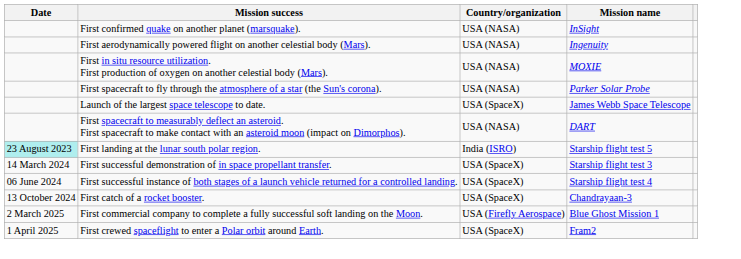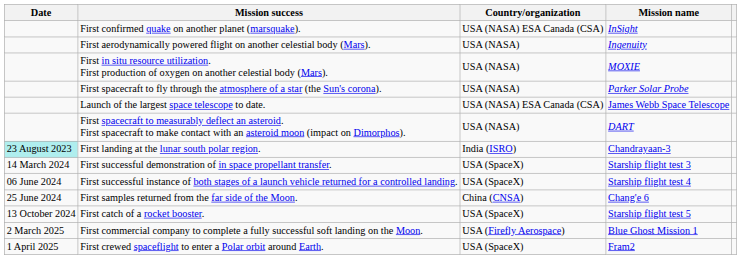(491, 28) USA (NASA) -> (533, 28) USA (NASA) ESA Canada (CSA)
(493, 105) USA (SpaceX) -> (533, 105) USA (NASA) ESA Canada (CSA)
(611, 149) Starship flight test 5 -> (639, 149) Chandrayaan-3
+ row: (189, 198)
(601, 198) Chandrayaan-3 -> (649, 214) Starship flight test 5
